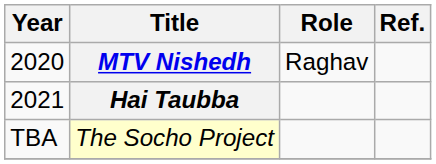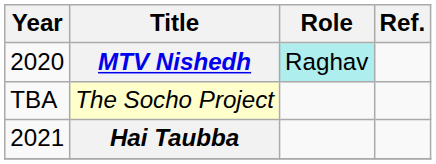(327, 61) no background -> (327, 61) paleturquoise background
rows swapped: (175, 100) <-> (175, 138)
